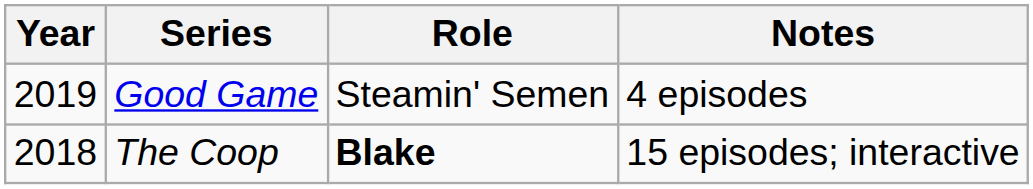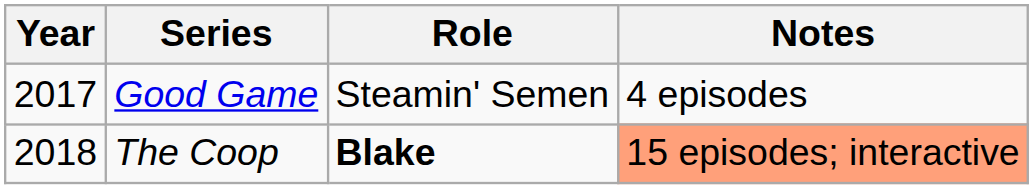(55, 93) 2019 -> (55, 93) 2017
(823, 152) no background -> (823, 152) lightsalmon background
